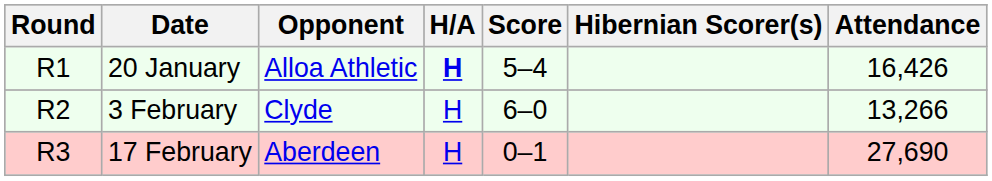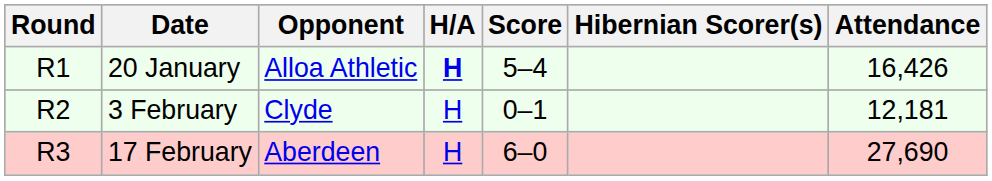(525, 110) 6–0 -> (525, 110) 0–1
(908, 110) 13,266 -> (908, 110) 12,181
(525, 152) 0–1 -> (525, 152) 6–0
